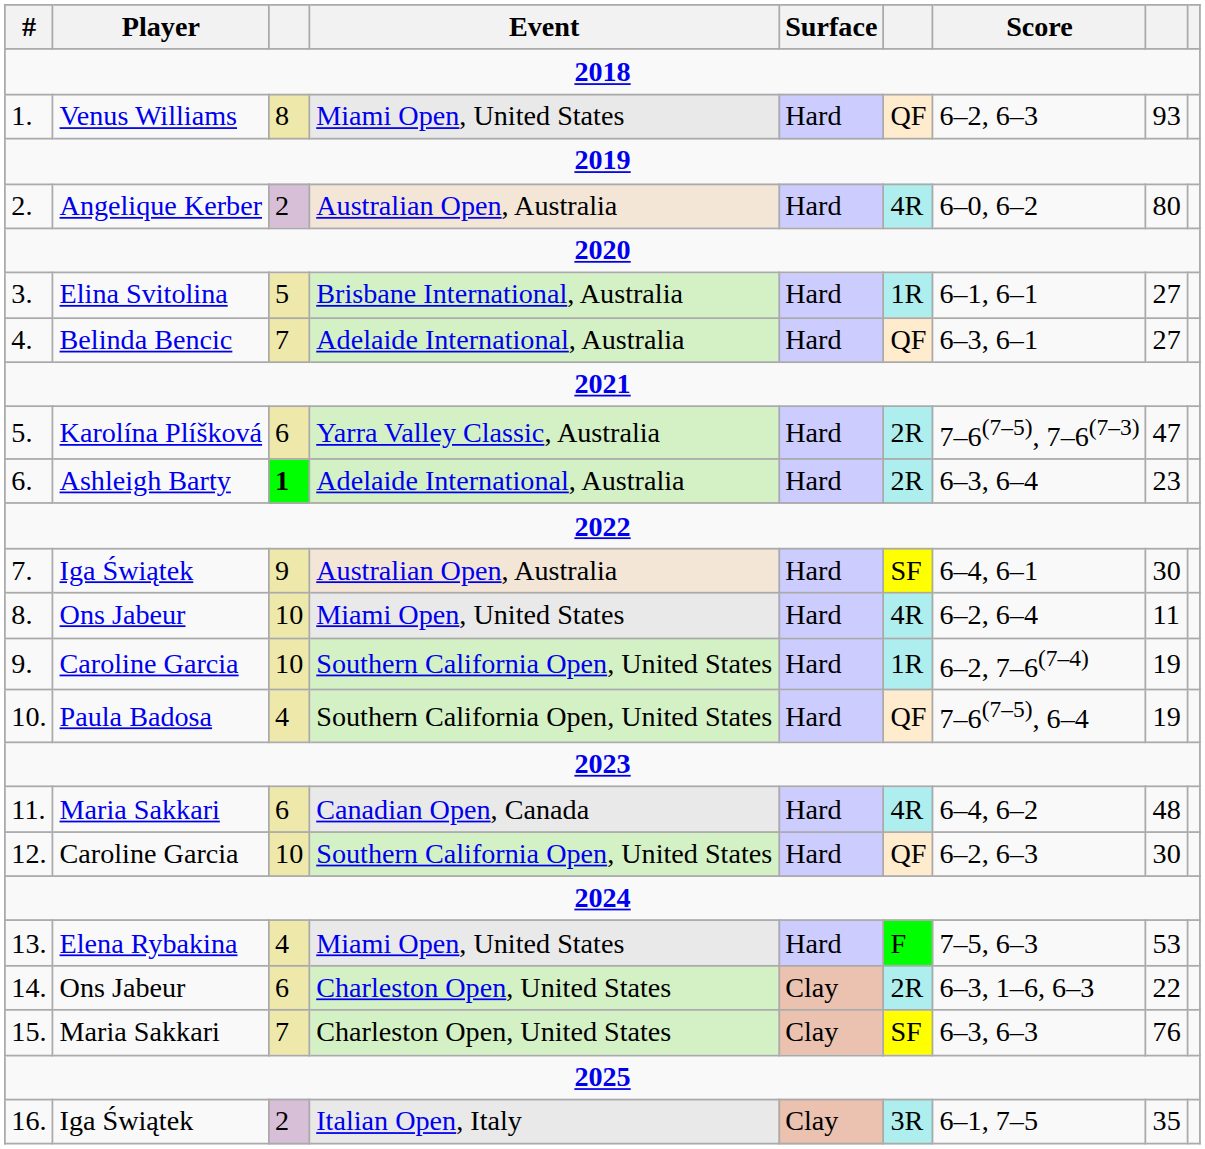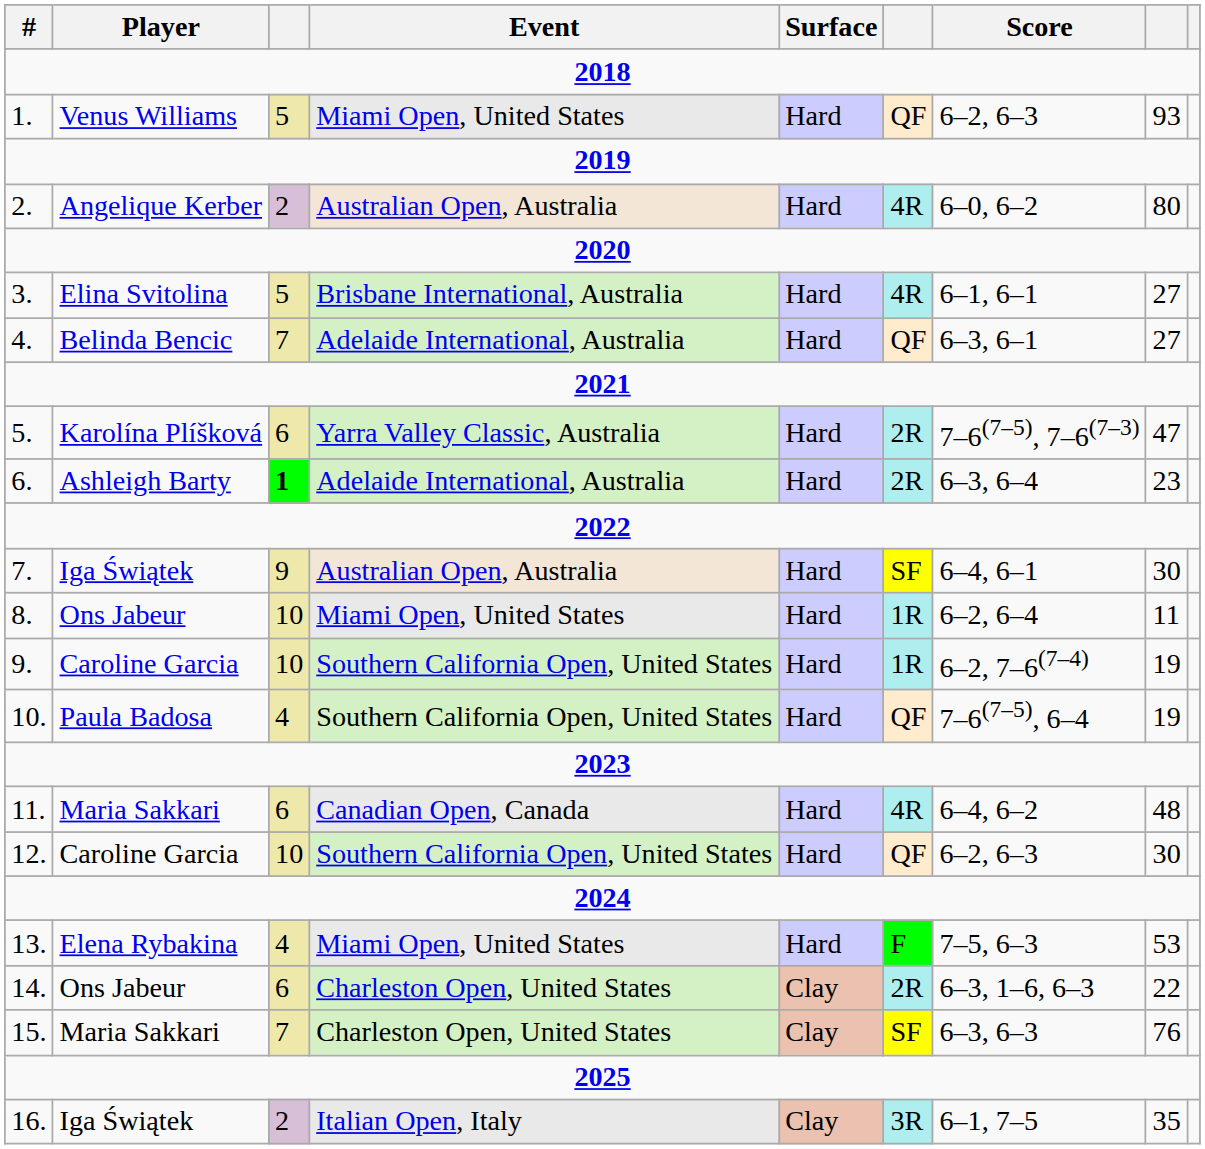(282, 116) 8 -> (282, 116) 5
(907, 294) 1R -> (907, 294) 4R
(907, 615) 4R -> (907, 615) 1R
